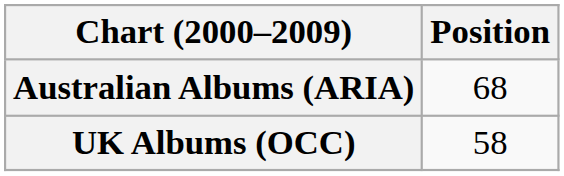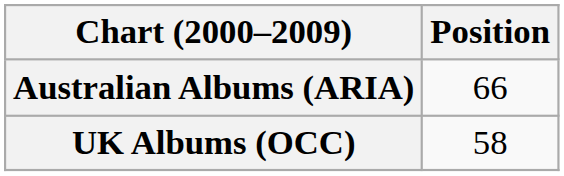(490, 87) 68 -> (490, 87) 66
